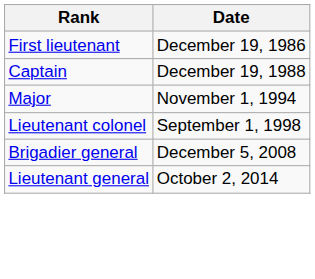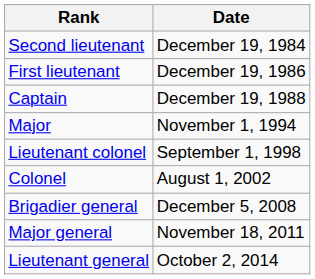+ row: (76, 44)
+ row: (37, 179)
+ row: (60, 233)
